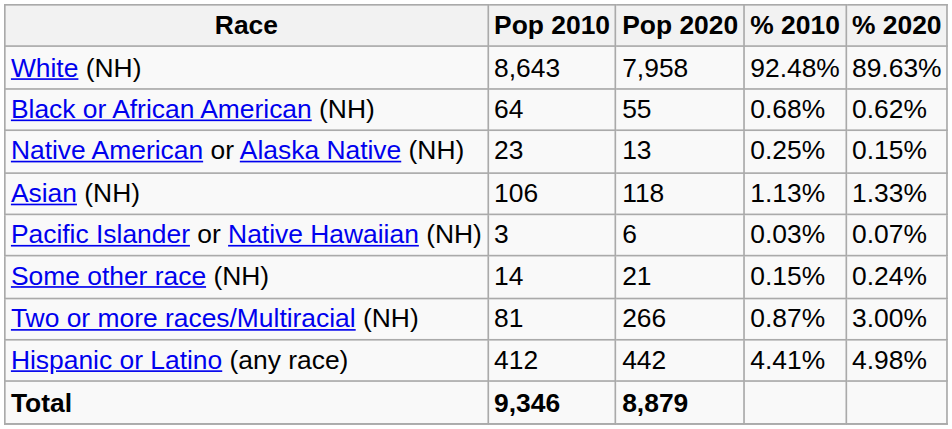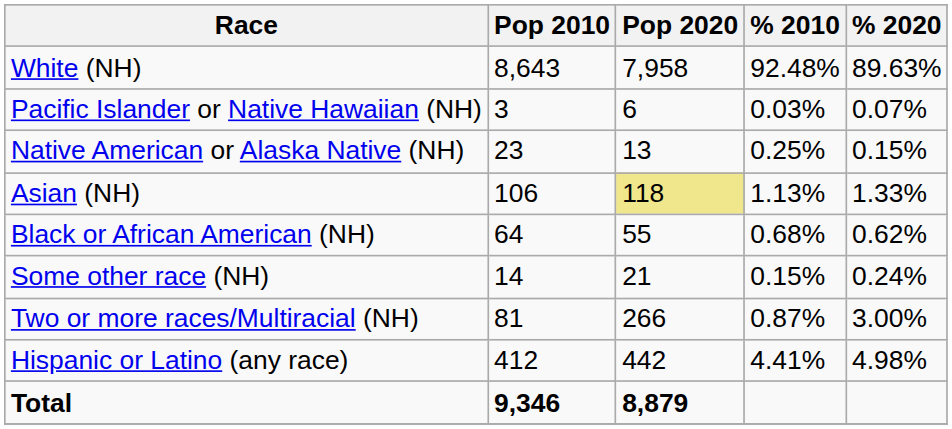rows swapped: (193, 109) <-> (246, 234)
(643, 192) no background -> (643, 192) khaki background
